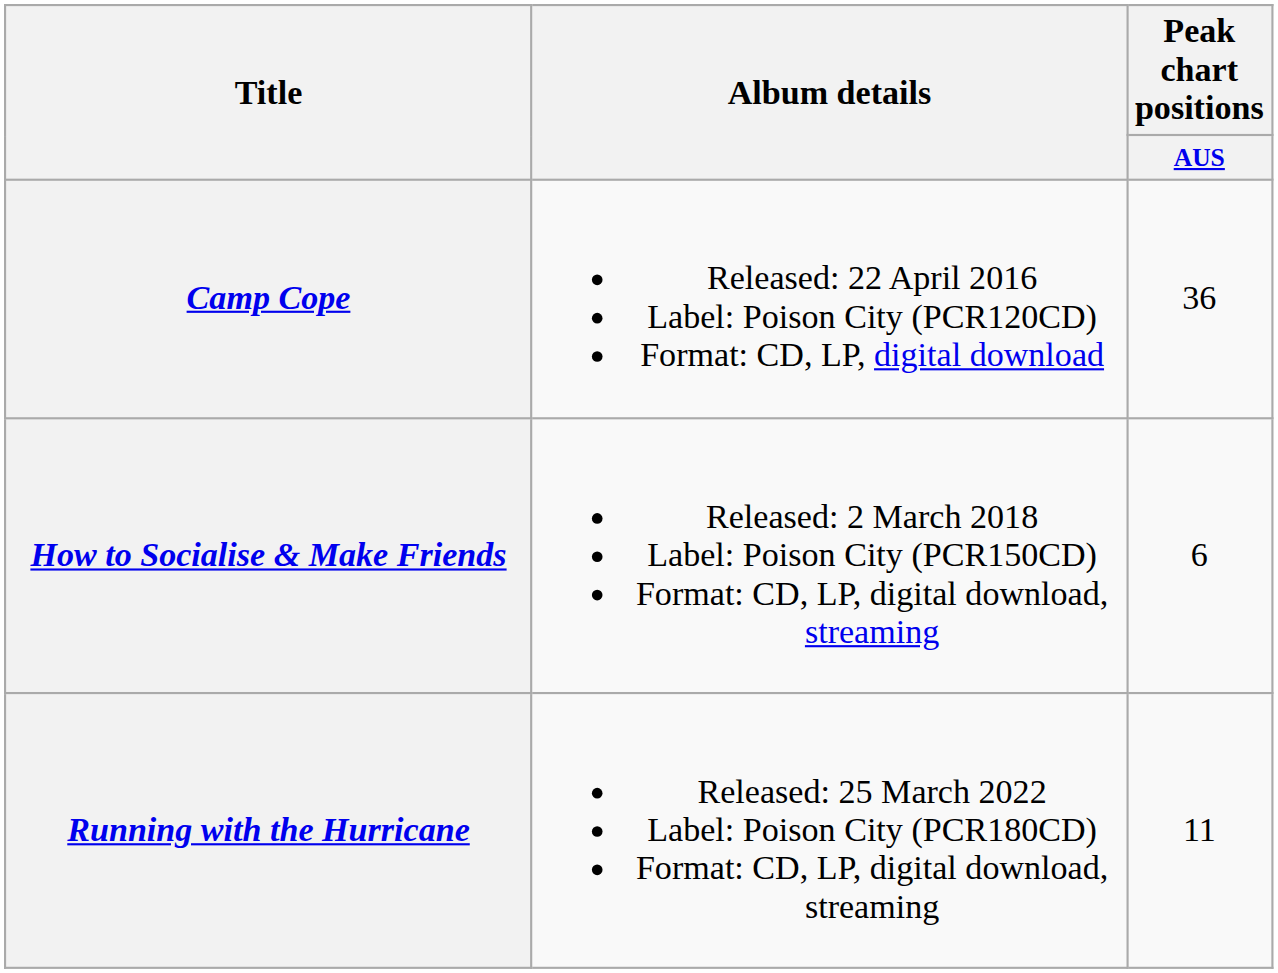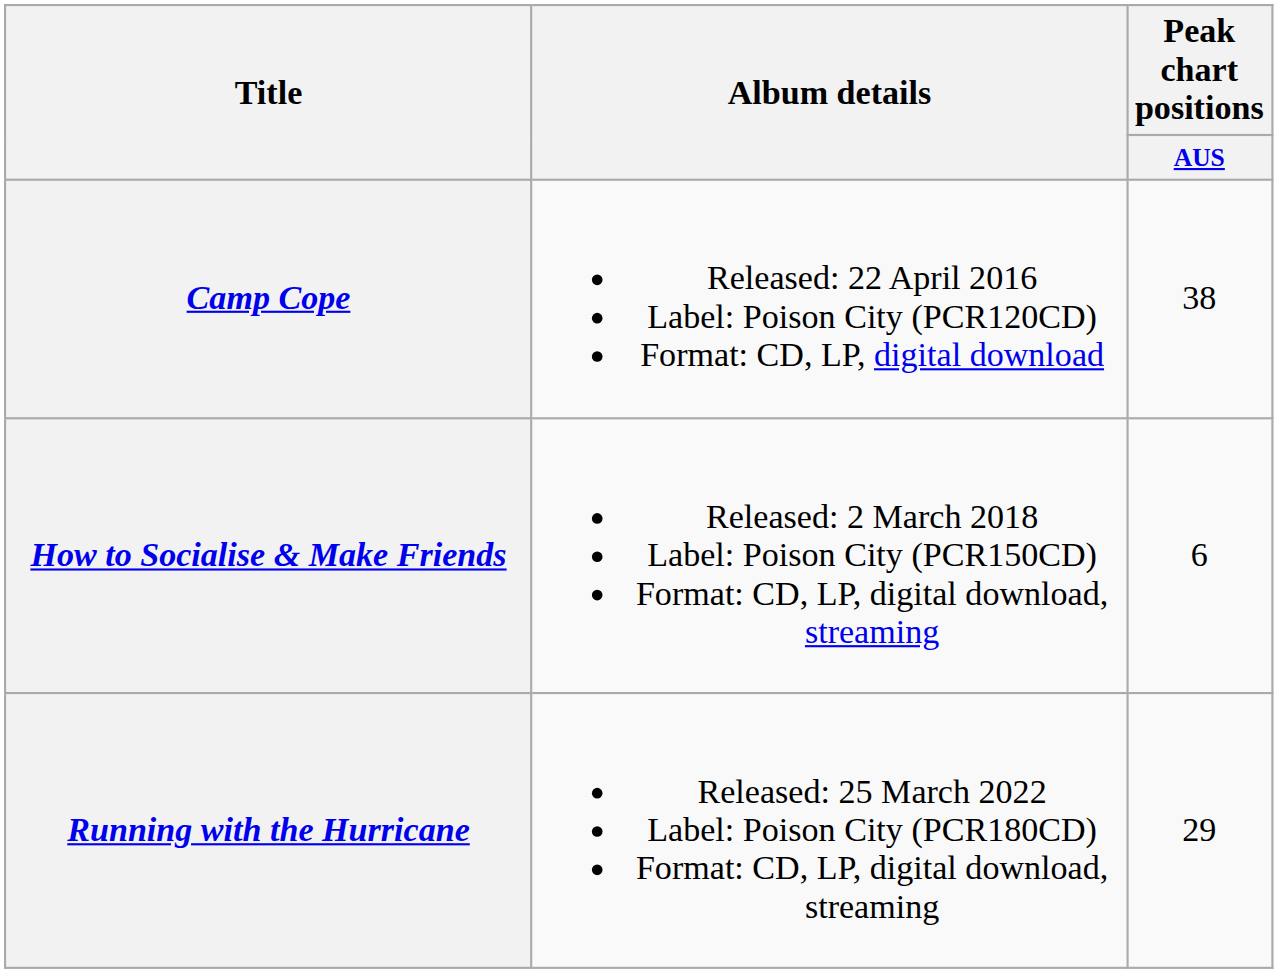(1199, 298) 36 -> (1199, 298) 38
(1199, 830) 11 -> (1199, 830) 29
